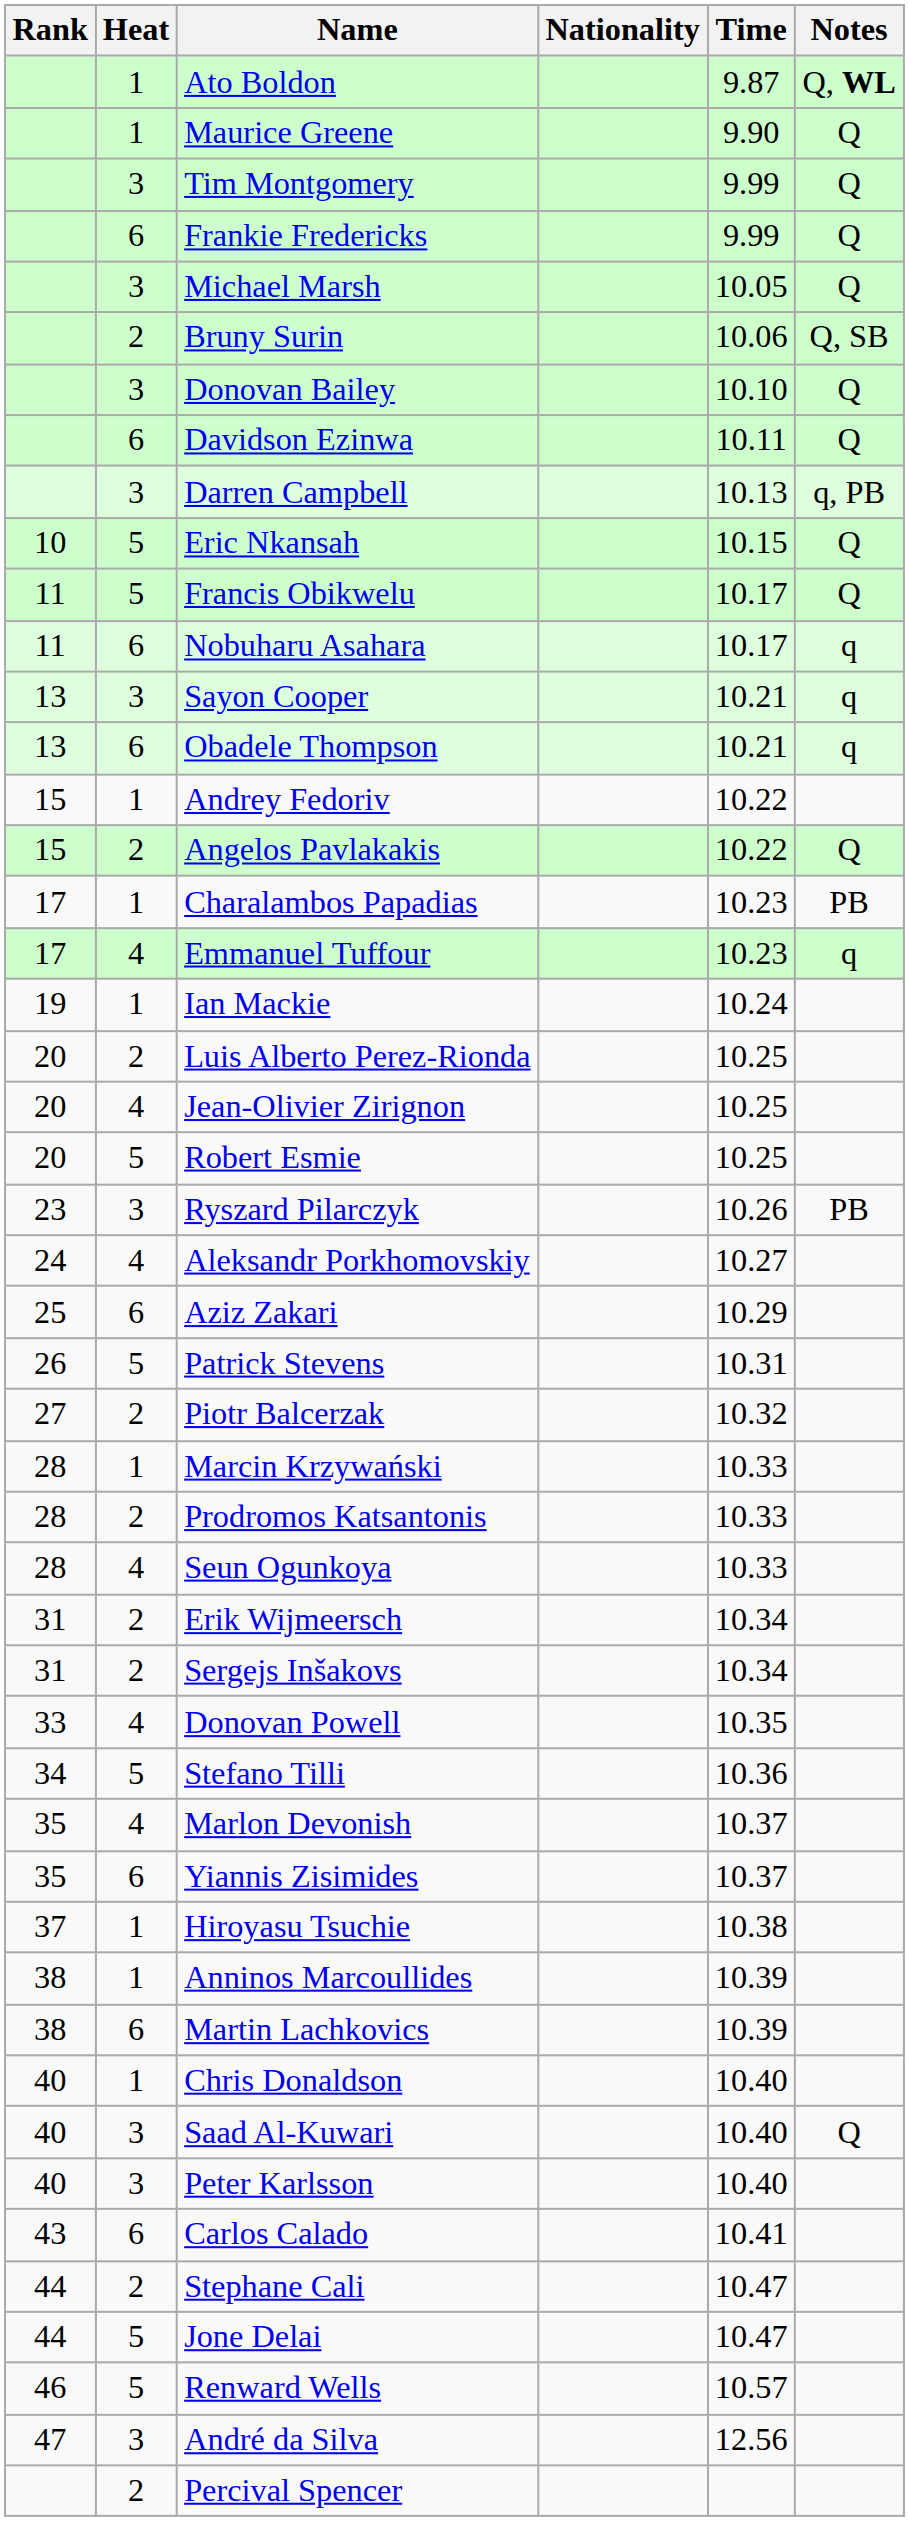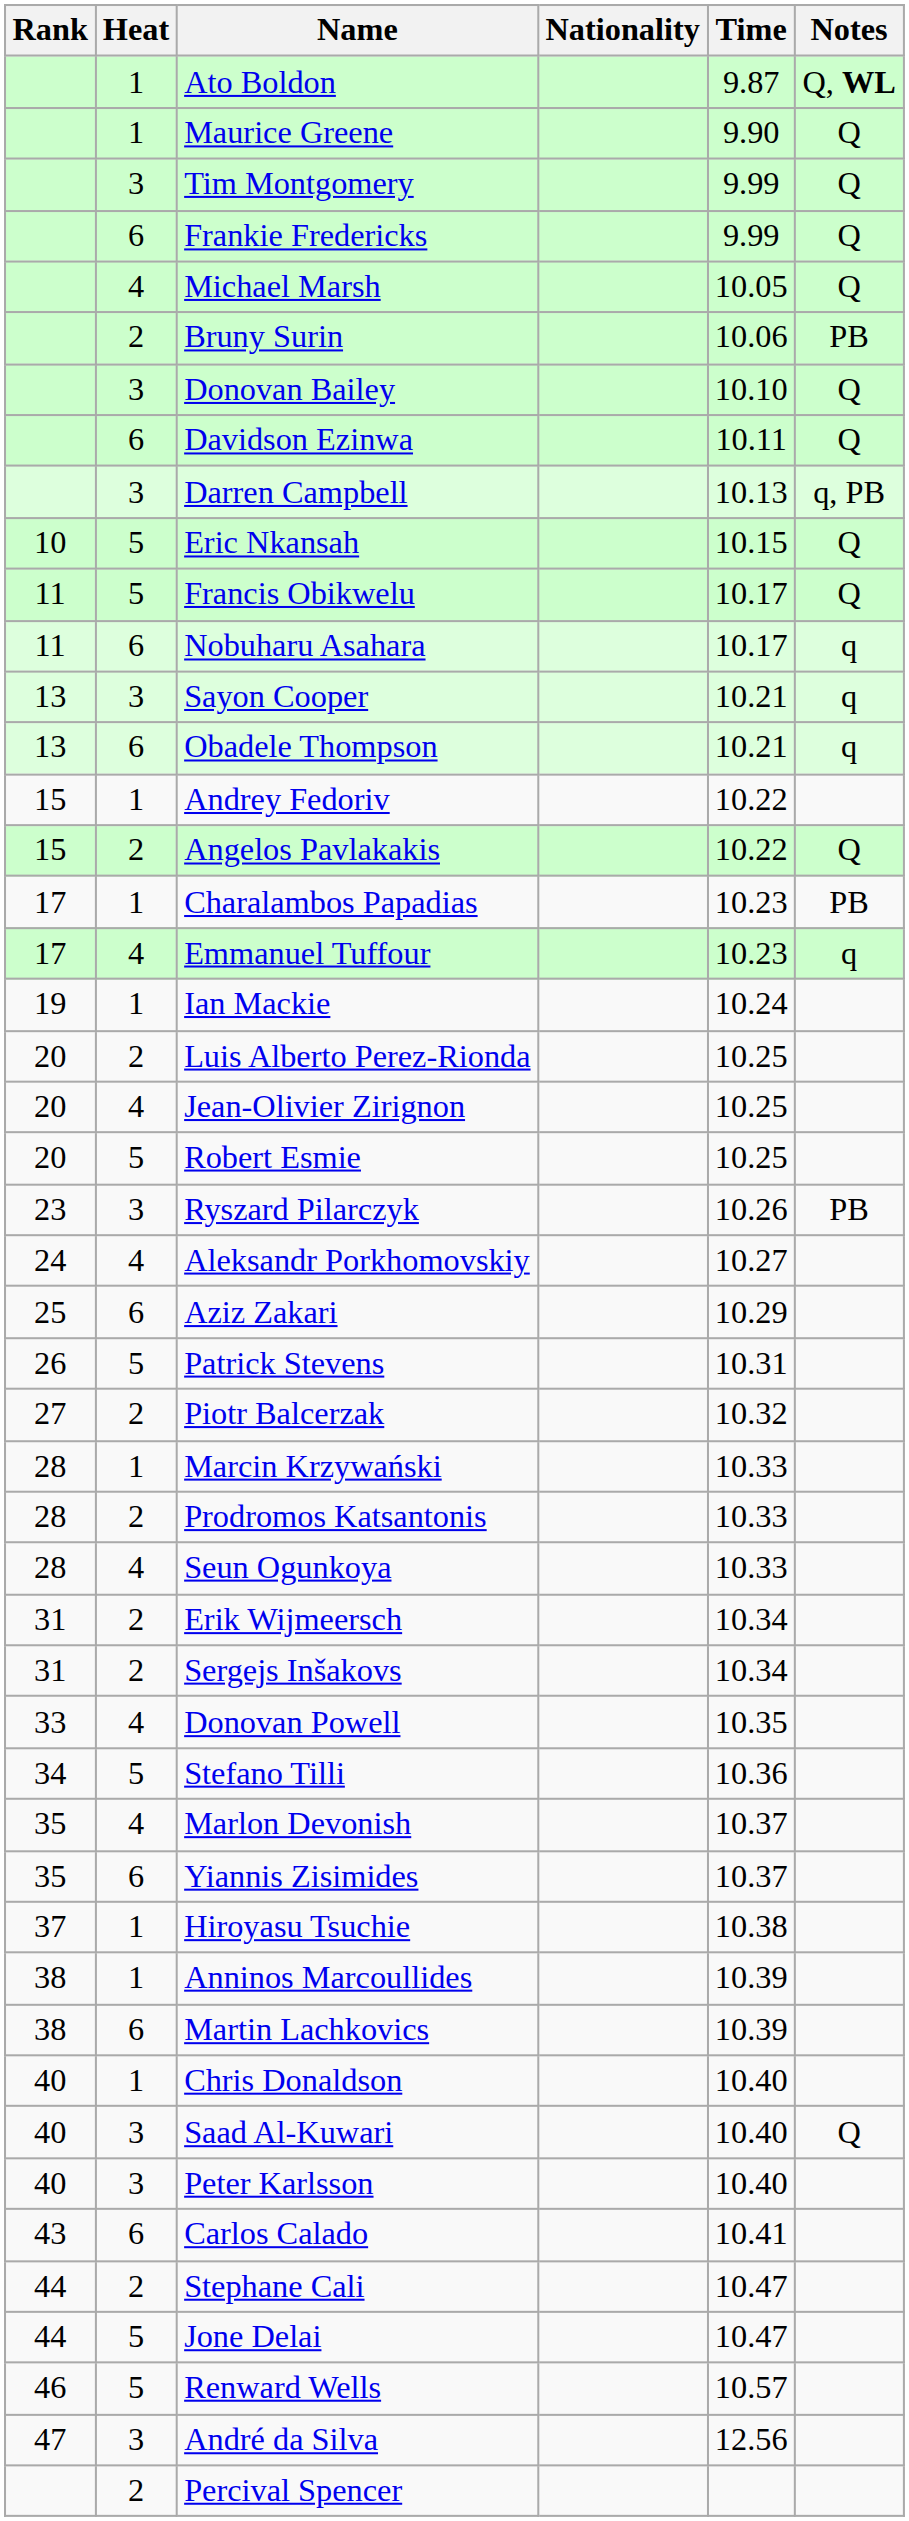(136, 286) 3 -> (136, 286) 4
(849, 337) Q, SB -> (849, 337) PB
